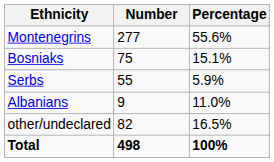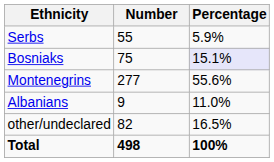rows swapped: (49, 37) <-> (26, 80)
(212, 59) no background -> (212, 59) lavender background
